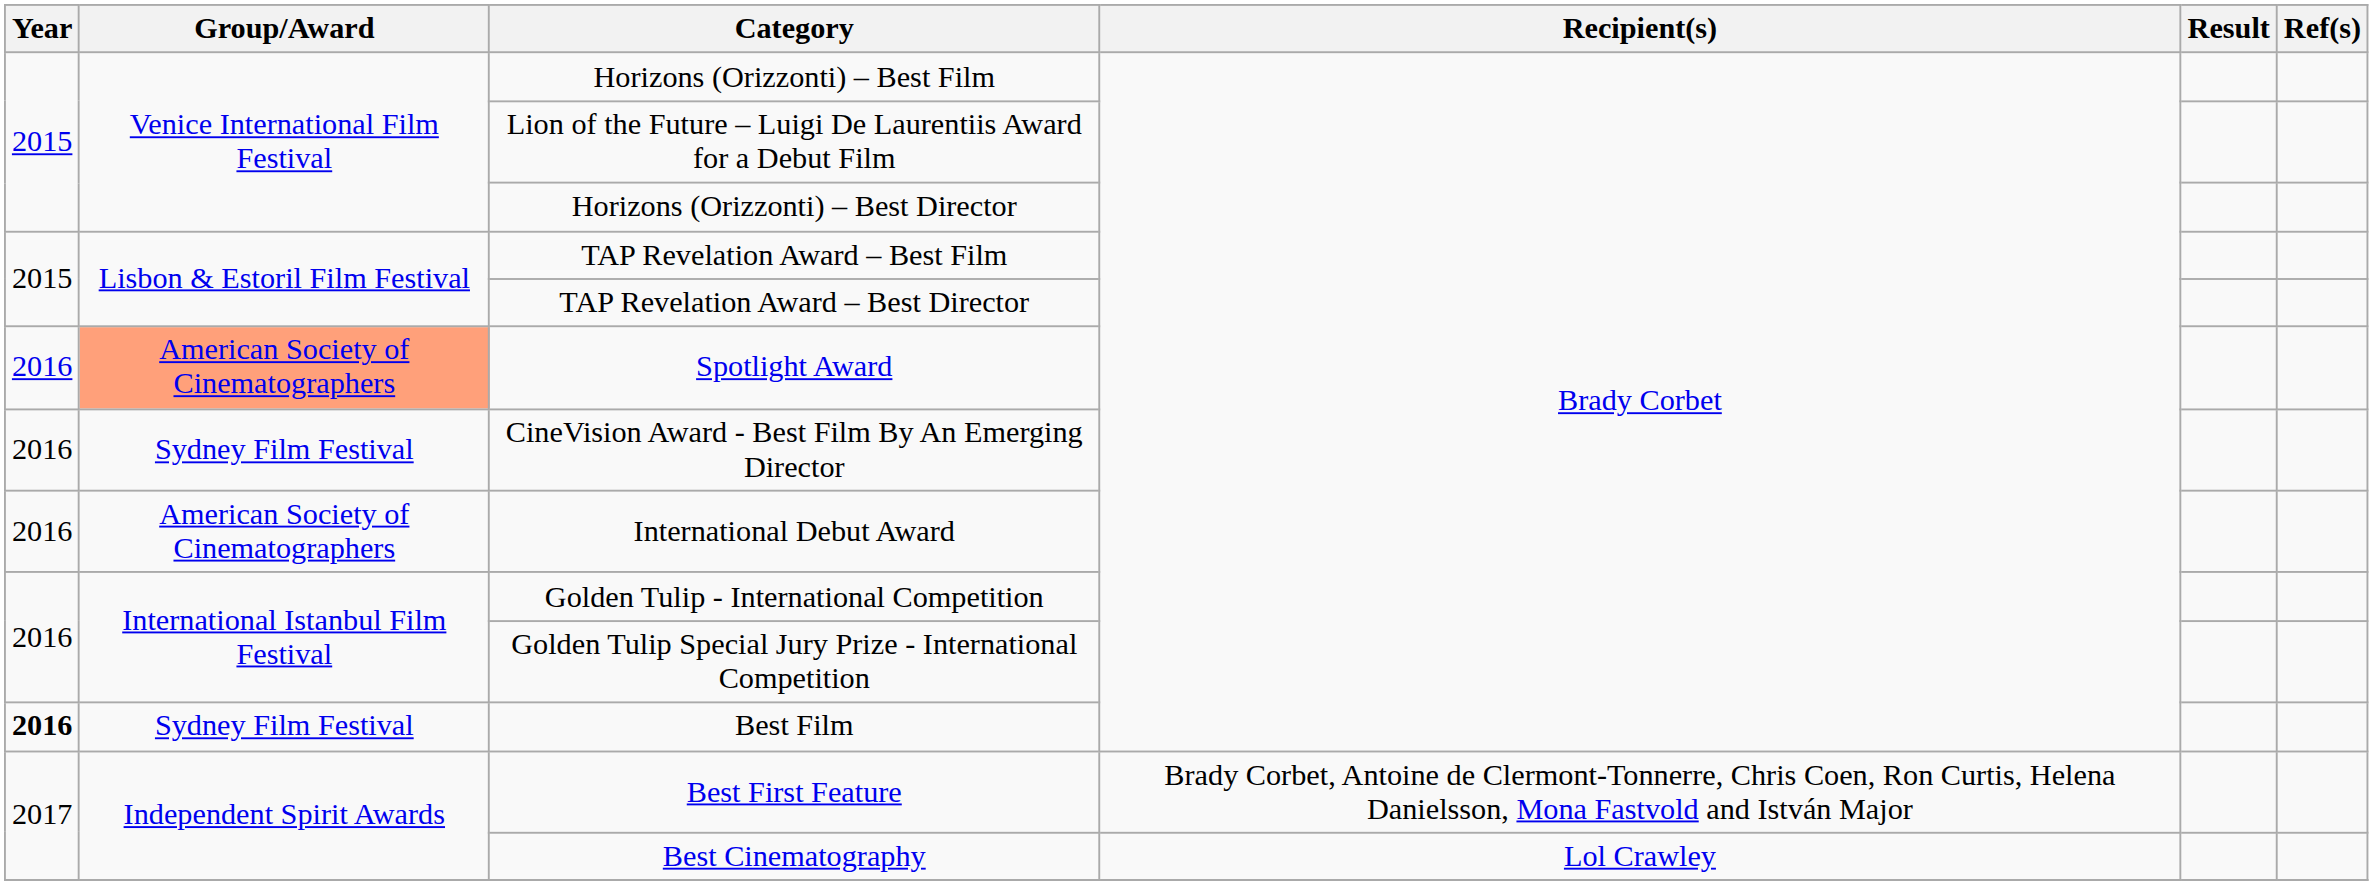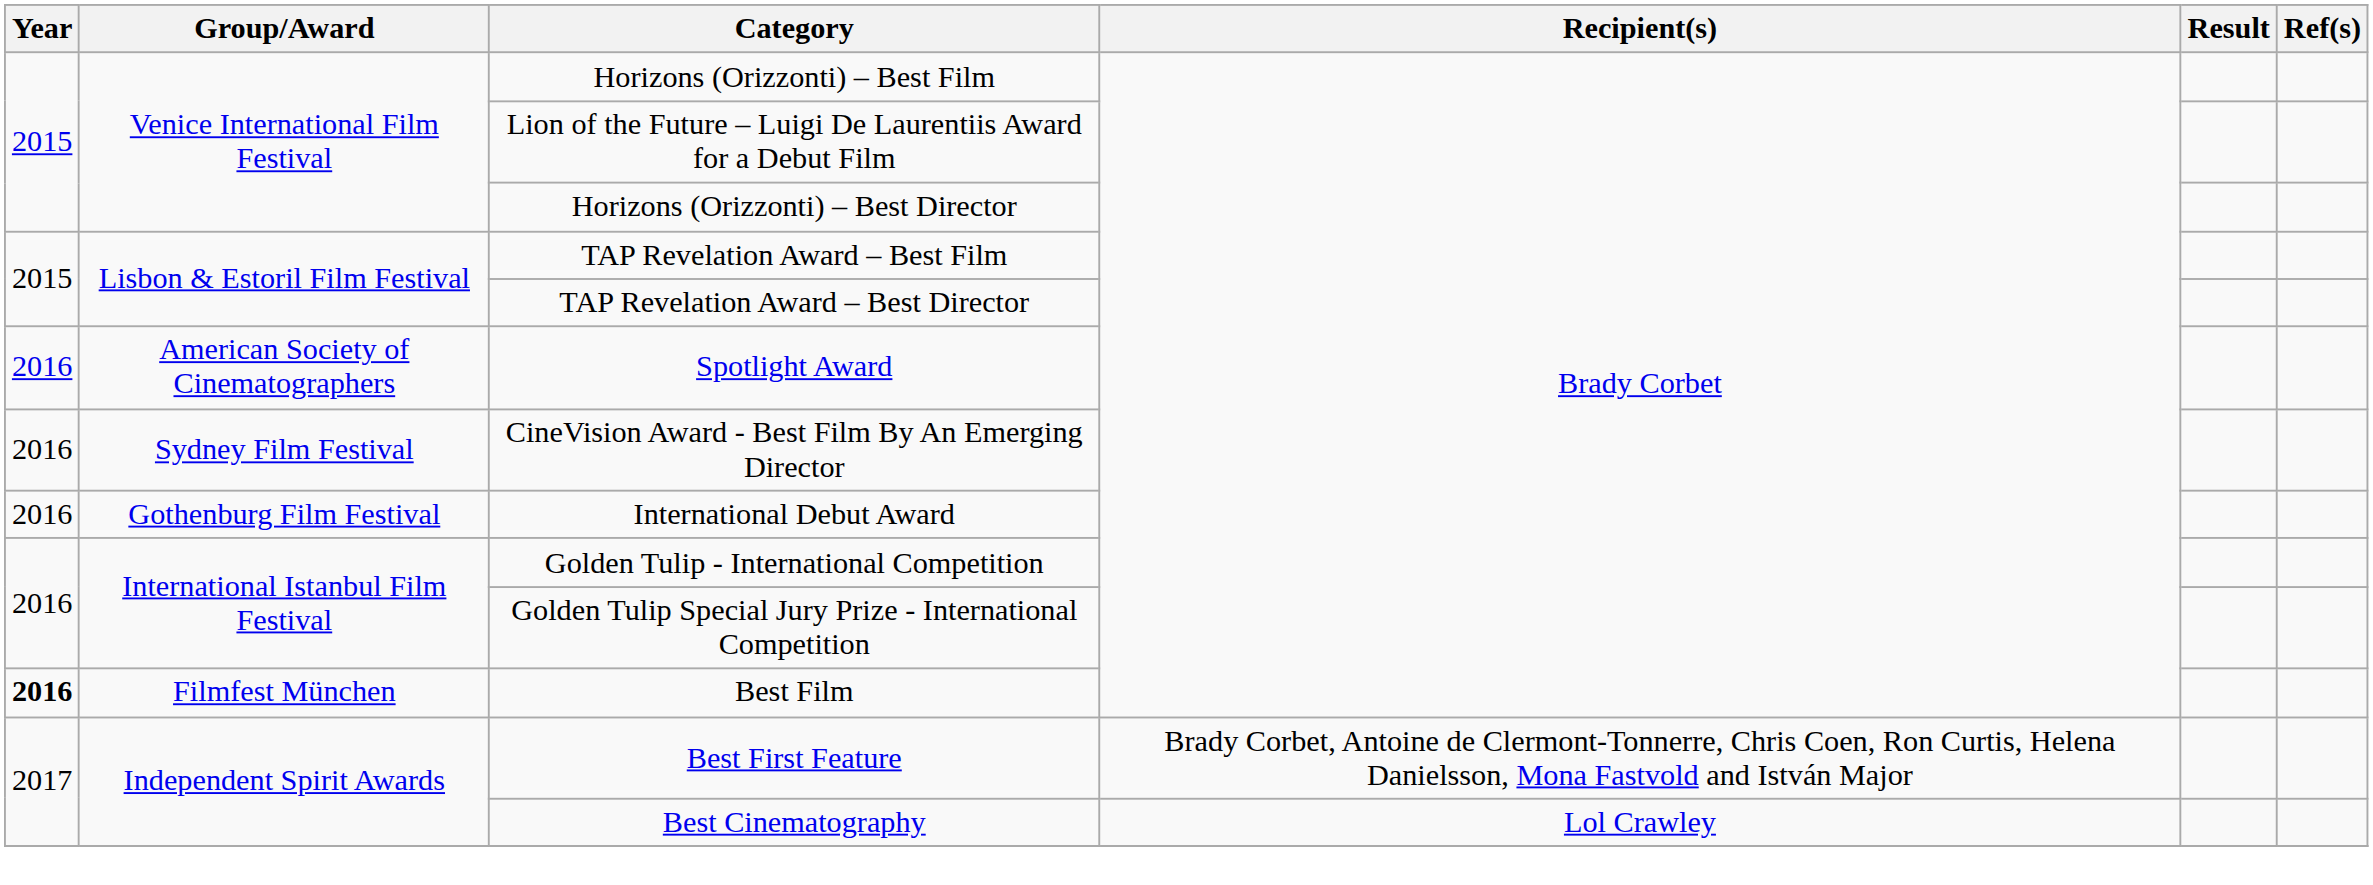(284, 367) lightsalmon background -> (284, 367) no background
(284, 531) American Society of Cinematographers -> (284, 514) Gothenburg Film Festival
(284, 726) Sydney Film Festival -> (284, 692) Filmfest München
